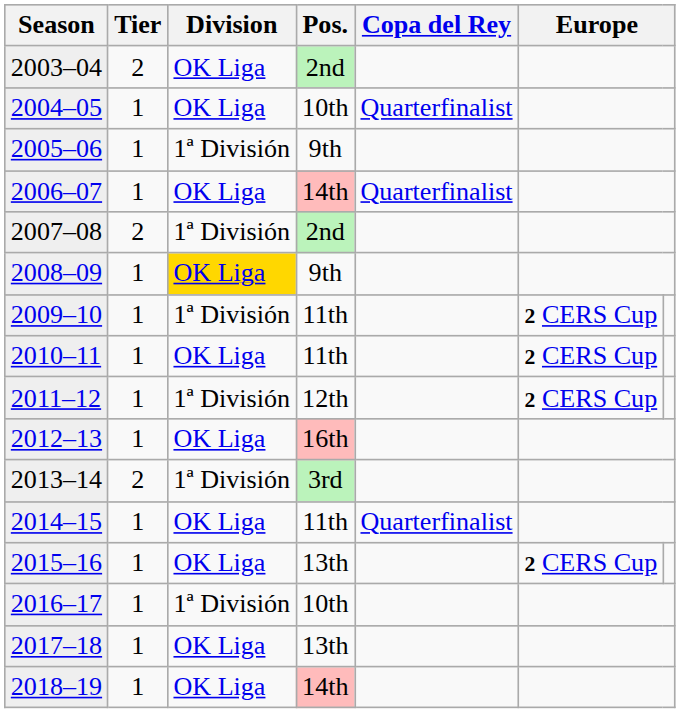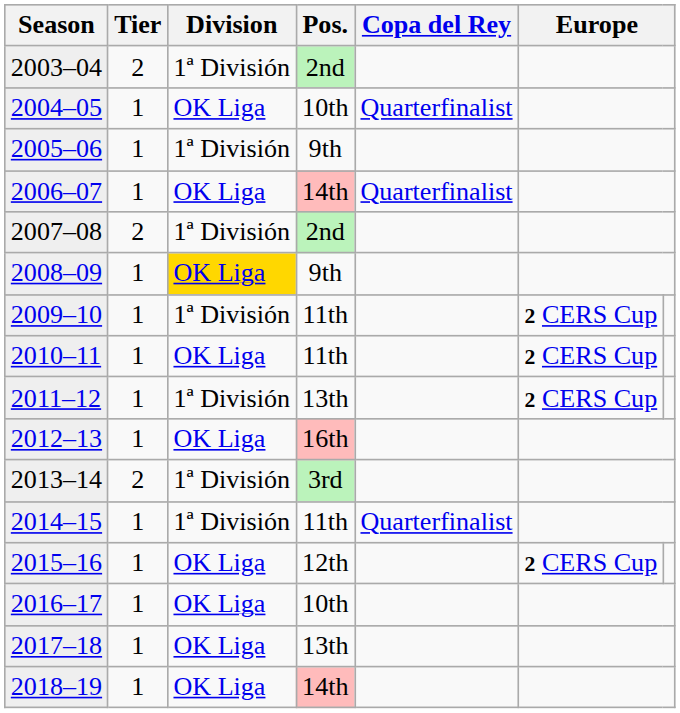(219, 66) OK Liga -> (232, 66) 1ª División
(325, 397) 12th -> (325, 397) 13th
(219, 521) OK Liga -> (232, 521) 1ª División
(325, 562) 13th -> (325, 562) 12th
(232, 604) 1ª División -> (219, 604) OK Liga
